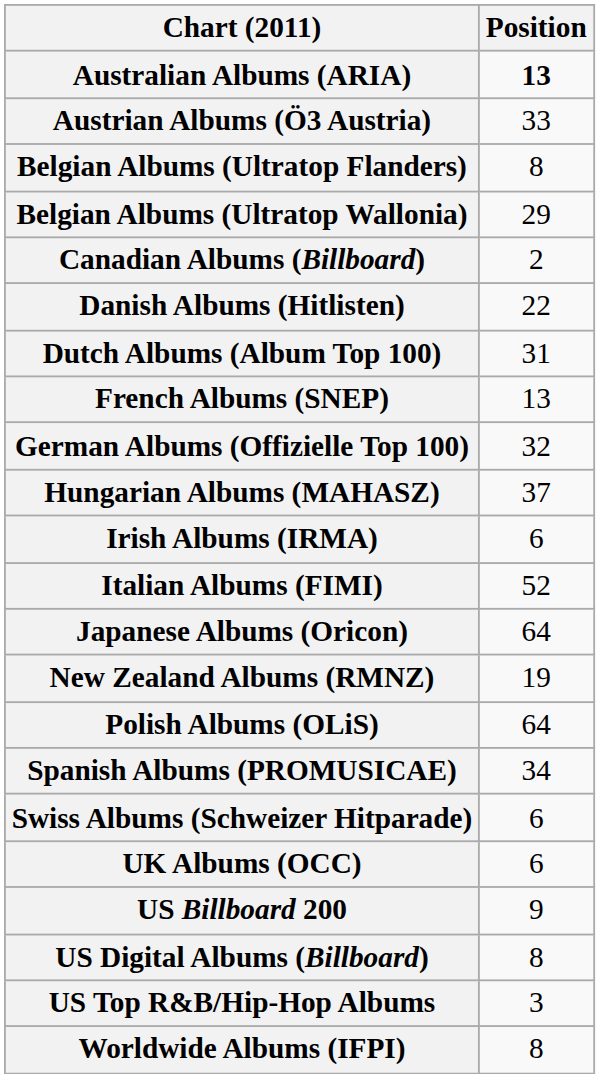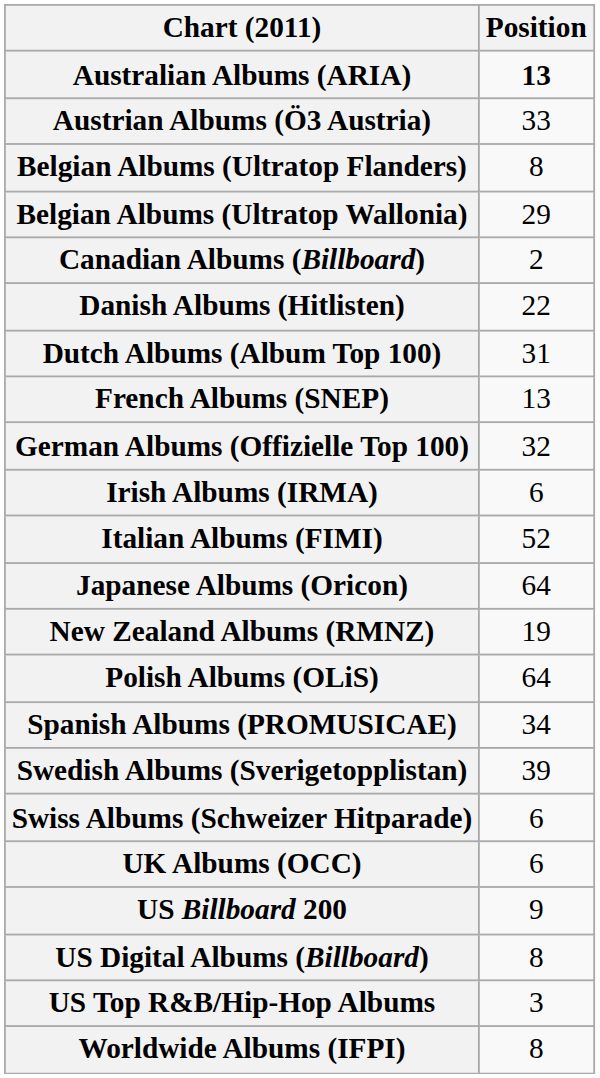- row: (242, 492)
+ row: (242, 770)
